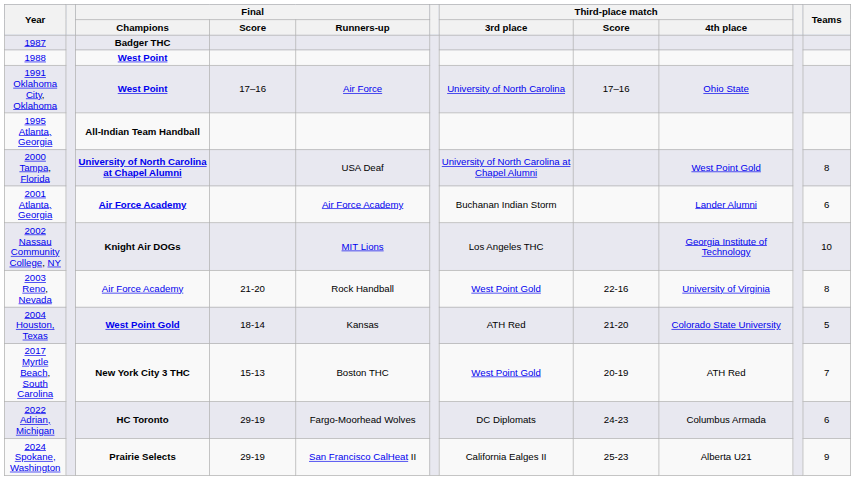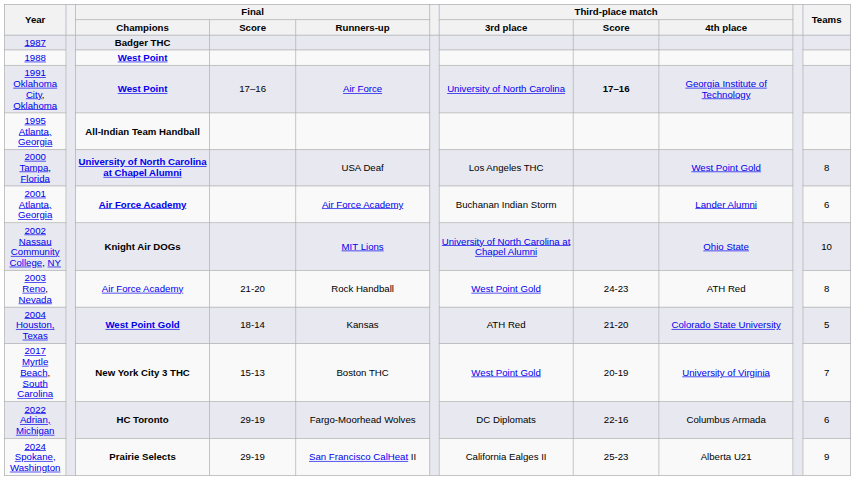(616, 89) normal -> (616, 89) bold
(726, 89) Ohio State -> (726, 89) Georgia Institute of Technology
(506, 168) University of North Carolina at Chapel Alumni -> (506, 168) Los Angeles THC
(506, 247) Los Angeles THC -> (506, 247) University of North Carolina at Chapel Alumni
(726, 247) Georgia Institute of Technology -> (726, 247) Ohio State
(616, 289) 22-16 -> (616, 289) 24-23
(726, 289) University of Virginia -> (726, 289) ATH Red
(726, 373) ATH Red -> (726, 373) University of Virginia
(616, 420) 24-23 -> (616, 420) 22-16
